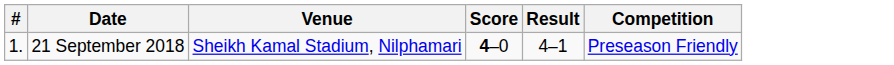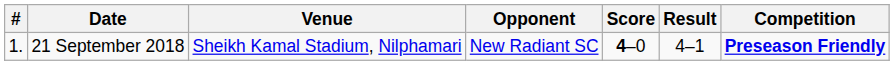+ column: (534, 19)
(663, 46) normal -> (805, 46) bold
